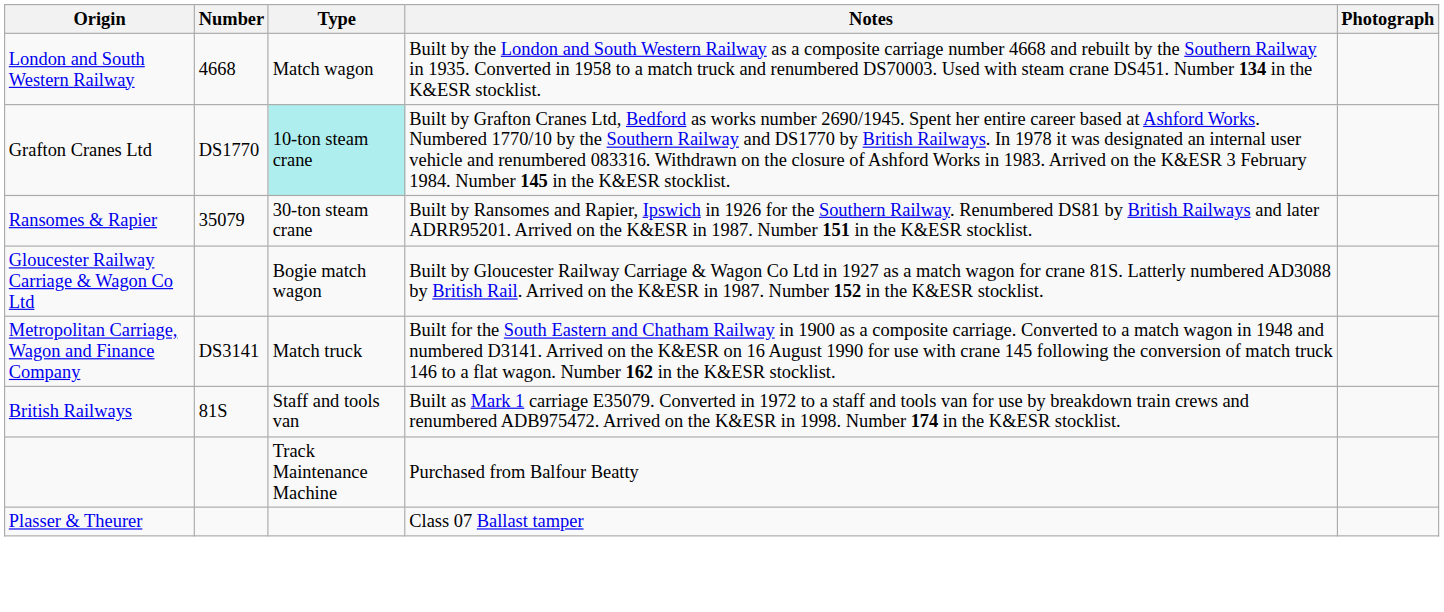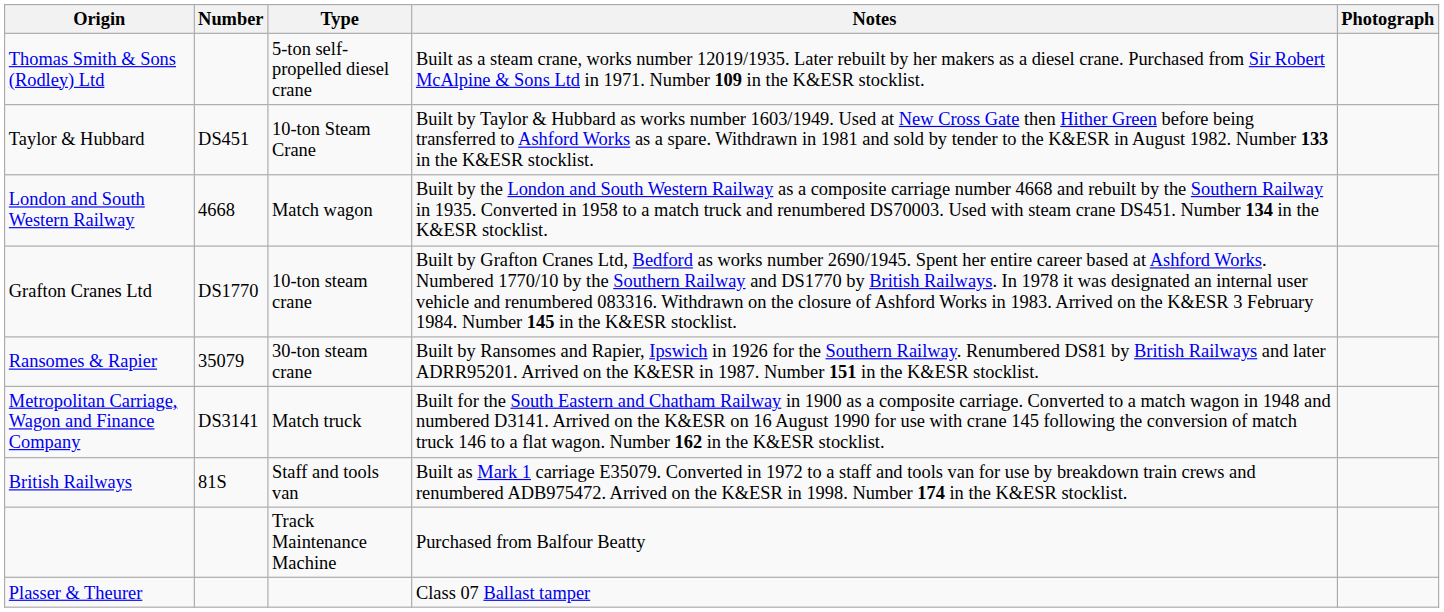+ row: (92, 68)
+ row: (77, 139)
(320, 149) paleturquoise background -> (320, 291) no background
- row: (91, 280)
